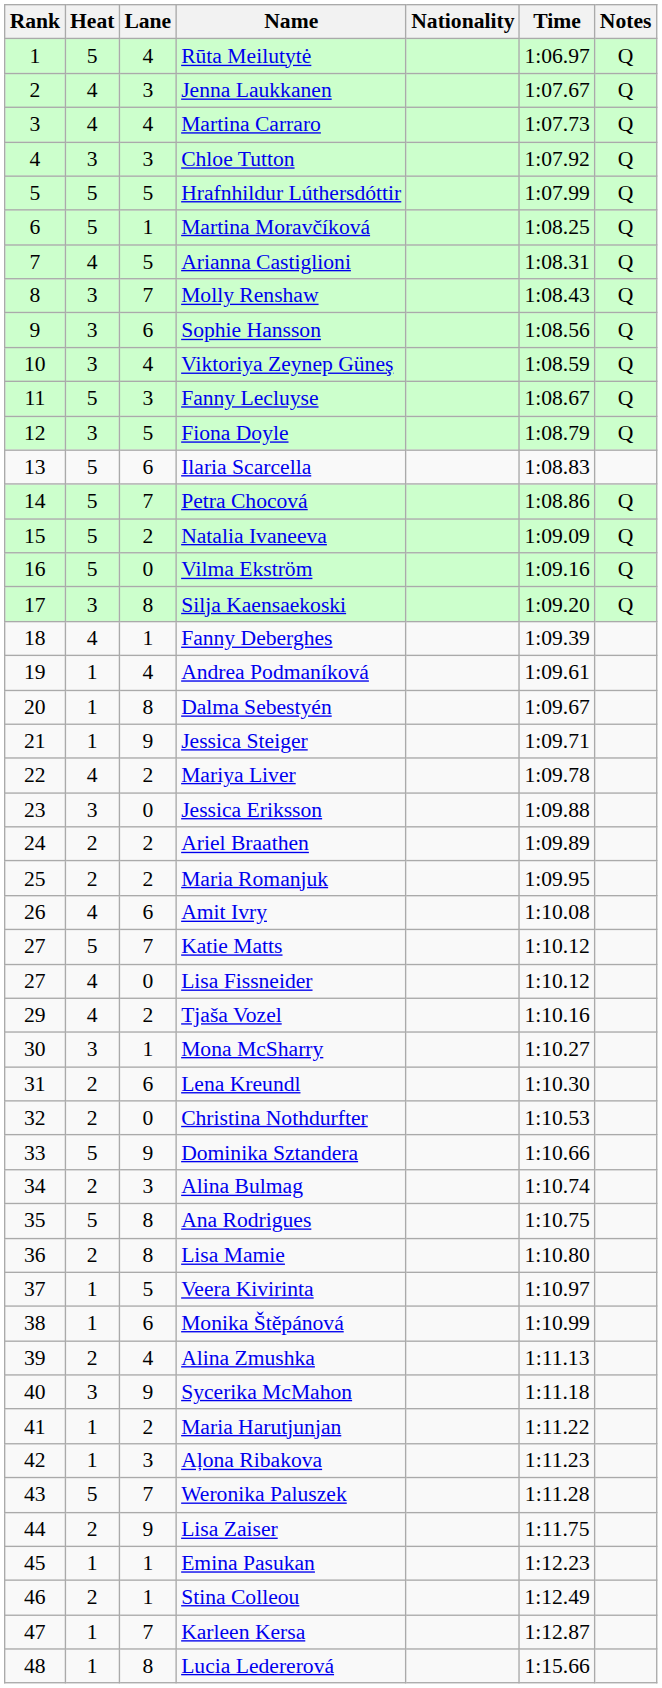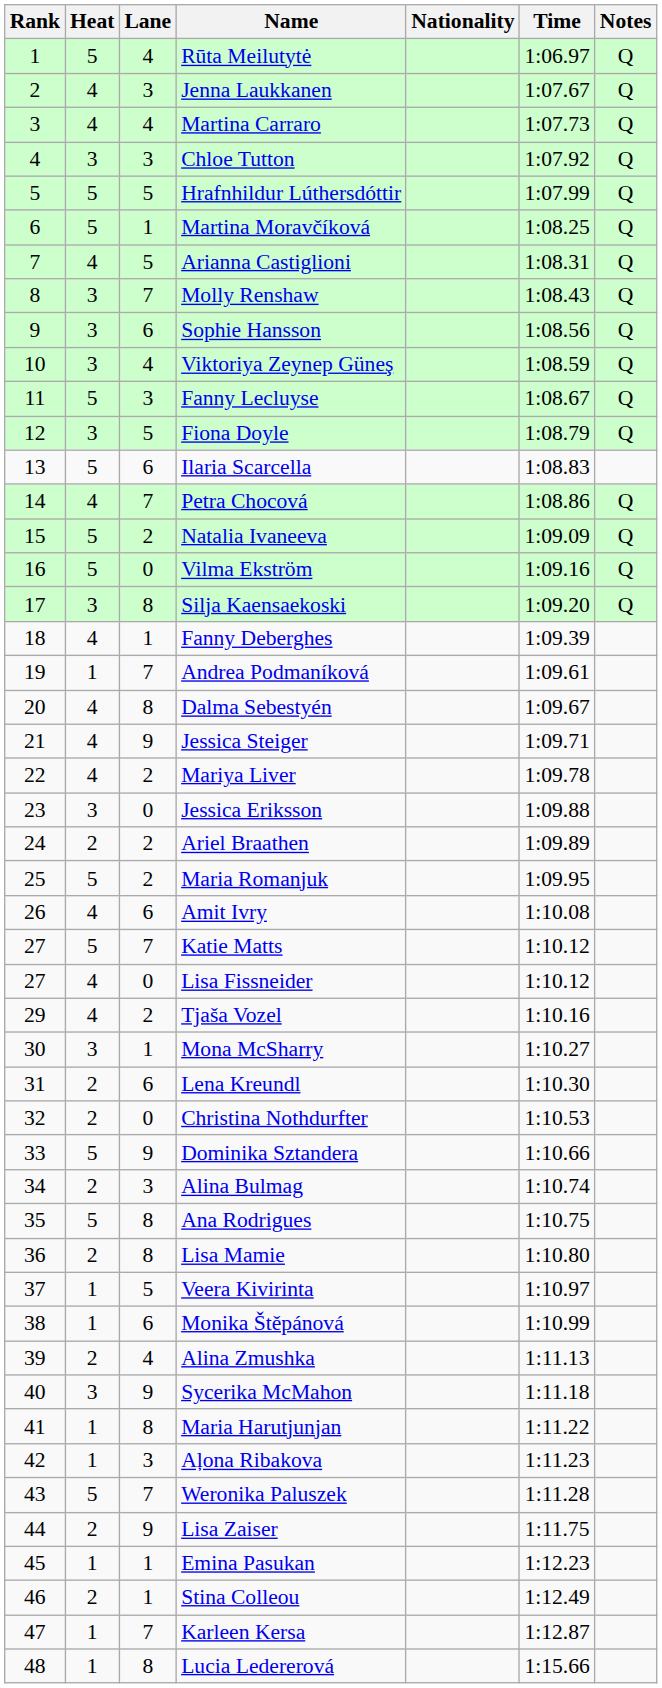(92, 501) 5 -> (92, 501) 4
(148, 672) 4 -> (148, 672) 7
(92, 706) 1 -> (92, 706) 4
(92, 741) 1 -> (92, 741) 4
(92, 878) 2 -> (92, 878) 5
(148, 1426) 2 -> (148, 1426) 8
